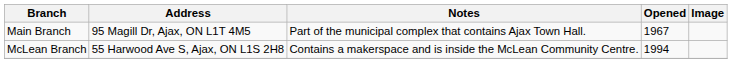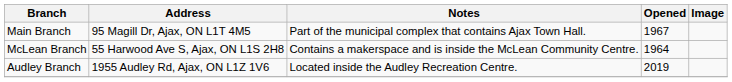(656, 49) 1994 -> (656, 49) 1964
+ row: (44, 67)
